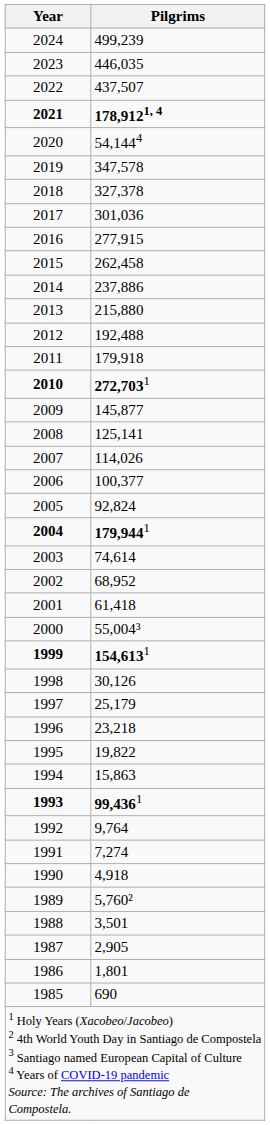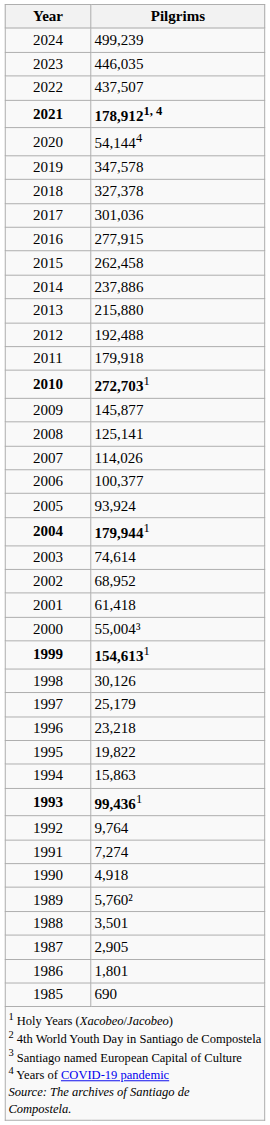(115, 505) 92,824 -> (115, 505) 93,924
